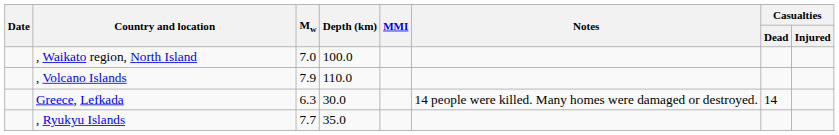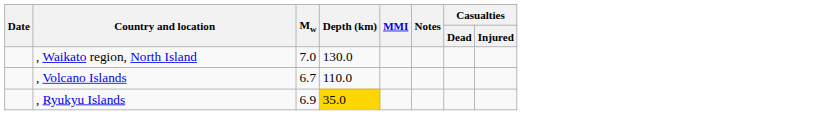(338, 57) 100.0 -> (338, 57) 130.0
(308, 78) 7.9 -> (308, 78) 6.7
- row: (80, 99)
(308, 120) 7.7 -> (308, 99) 6.9
(334, 120) no background -> (334, 99) gold background
